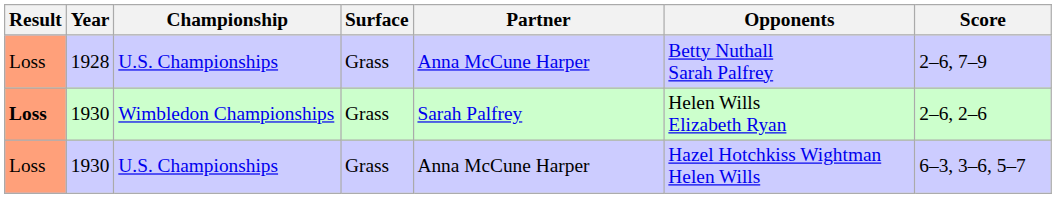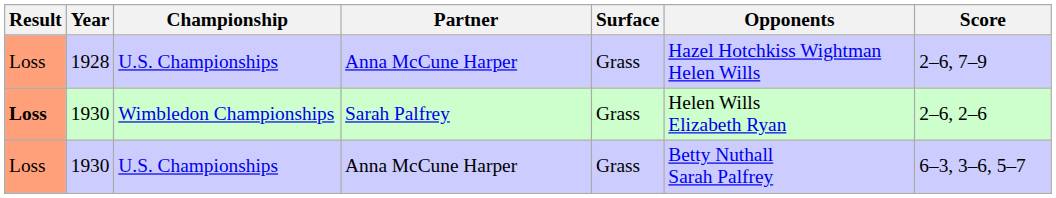columns swapped: (377, 19) <-> (538, 19)
(721, 61) Betty Nuthall Sarah Palfrey -> (775, 61) Hazel Hotchkiss Wightman Helen Wills
(775, 166) Hazel Hotchkiss Wightman Helen Wills -> (721, 166) Betty Nuthall Sarah Palfrey
